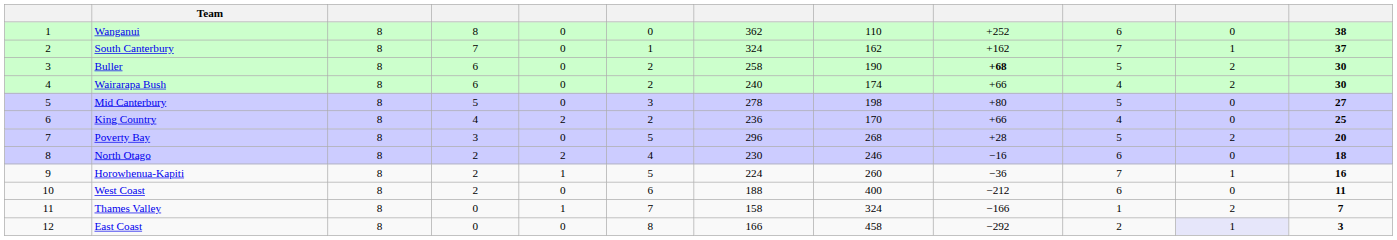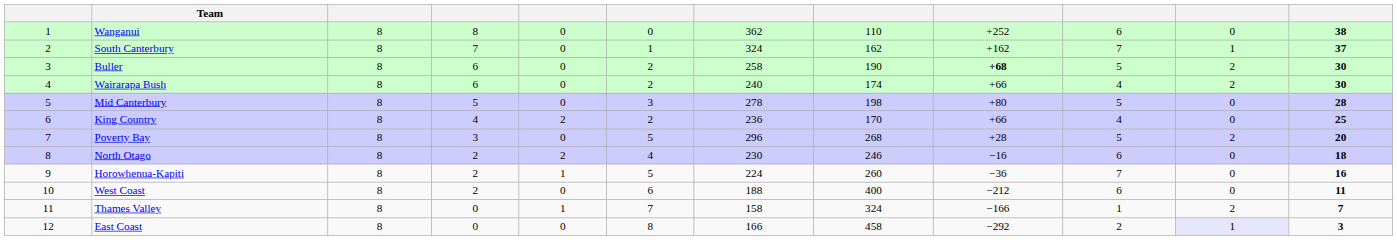(1341, 102) 27 -> (1341, 102) 28
(1232, 173) 1 -> (1232, 173) 0
